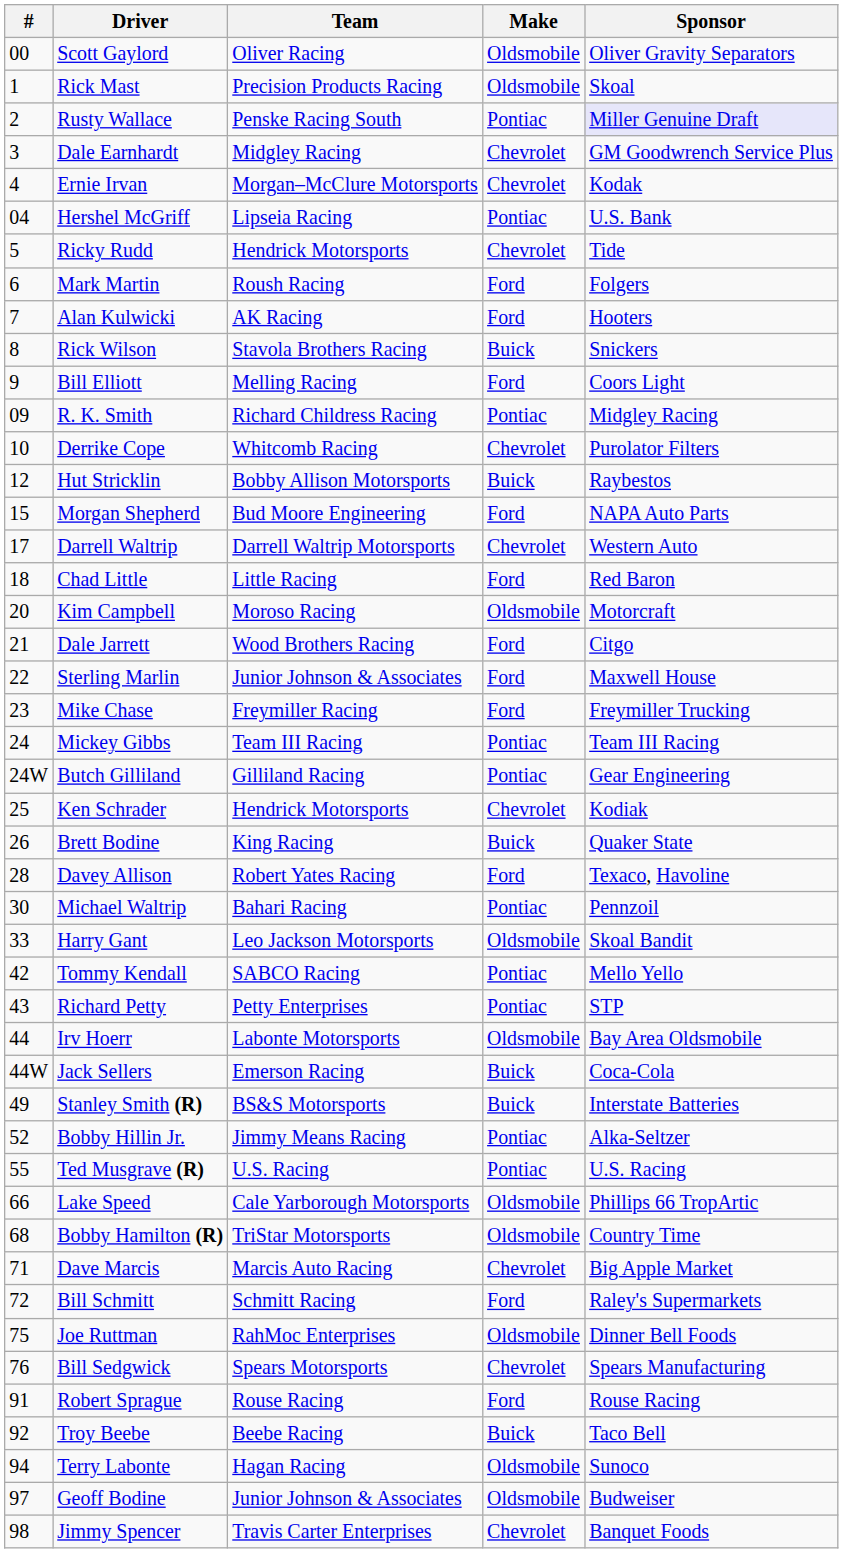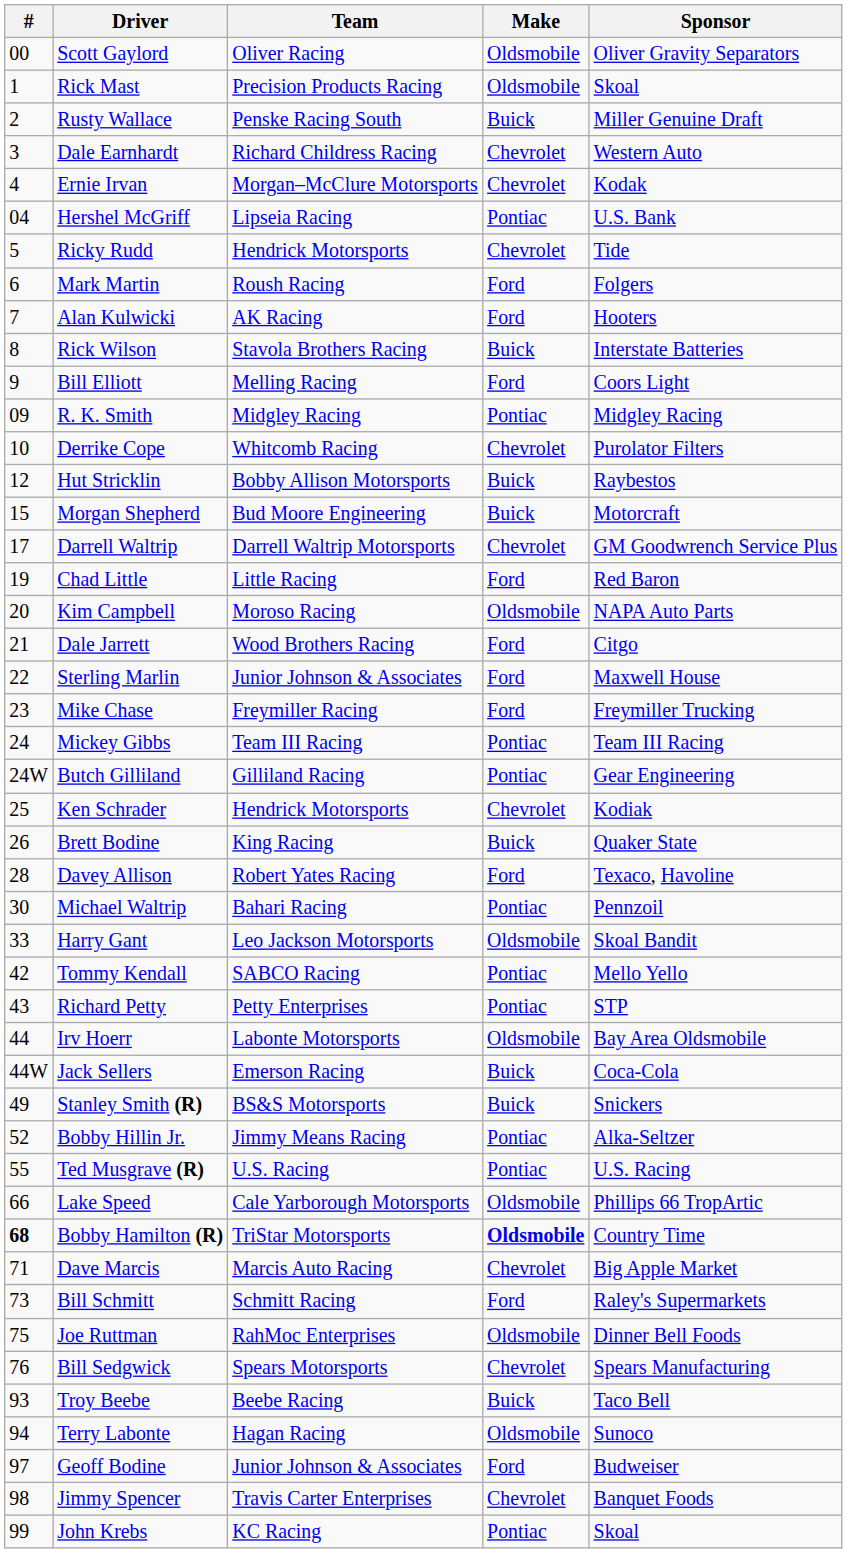(517, 119) Pontiac -> (511, 119) Buick
(674, 119) lavender background -> (678, 119) no background
(297, 152) Midgley Racing -> (334, 152) Richard Childress Racing
(711, 152) GM Goodwrench Service Plus -> (648, 152) Western Auto
(623, 349) Snickers -> (668, 349) Interstate Batteries
(334, 415) Richard Childress Racing -> (297, 415) Midgley Racing
(506, 513) Ford -> (511, 513) Buick
(659, 513) NAPA Auto Parts -> (637, 513) Motorcraft
(643, 546) Western Auto -> (715, 546) GM Goodwrench Service Plus
(19, 579) 18 -> (19, 579) 19
(632, 612) Motorcraft -> (663, 612) NAPA Auto Parts
(664, 1104) Interstate Batteries -> (628, 1104) Snickers
(19, 1235) normal -> (19, 1235) bold
(534, 1235) normal -> (536, 1235) bold
(19, 1301) 72 -> (19, 1301) 73
- row: (119, 1400)
(19, 1432) 92 -> (19, 1400) 93
(534, 1498) Oldsmobile -> (506, 1465) Ford
+ row: (102, 1531)
